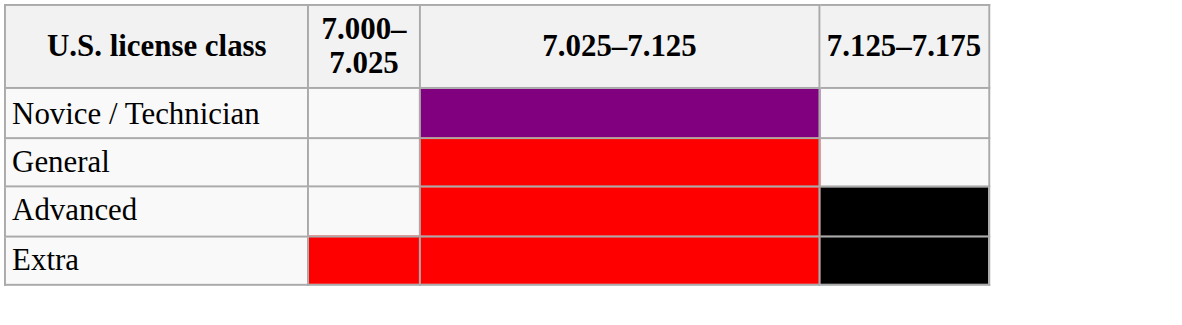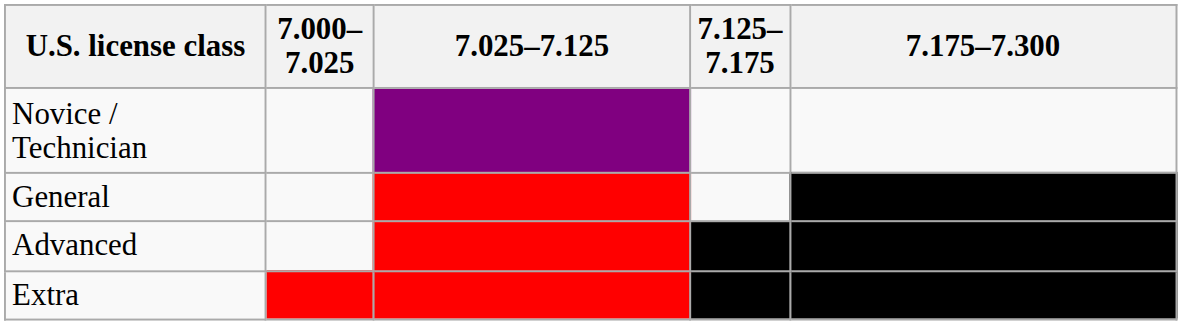+ column: (983, 46)
